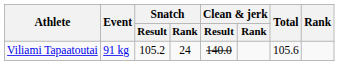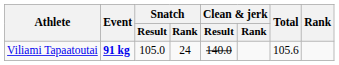(116, 51) normal -> (116, 51) bold
(152, 51) 105.2 -> (152, 51) 105.0
